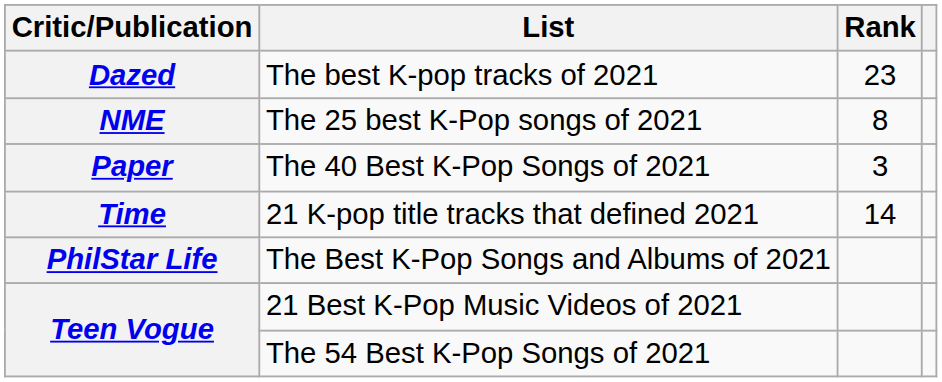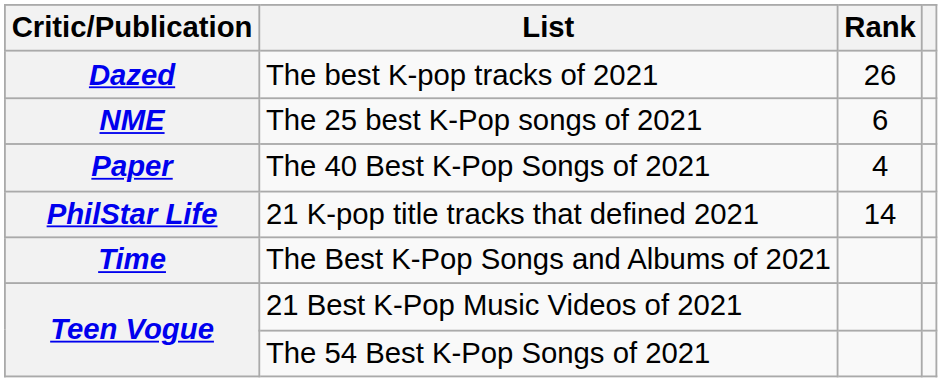(880, 74) 23 -> (880, 74) 26
(880, 120) 8 -> (880, 120) 6
(880, 167) 3 -> (880, 167) 4
(132, 213) Time -> (132, 213) PhilStar Life
(132, 259) PhilStar Life -> (132, 259) Time
